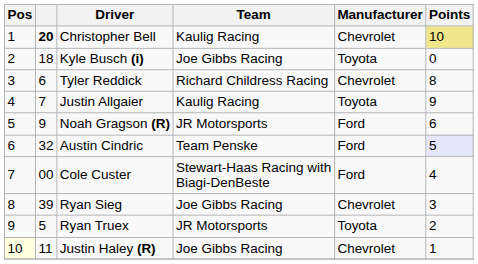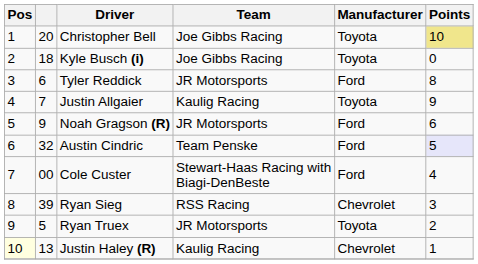(46, 36) bold -> (46, 36) normal
(218, 36) Kaulig Racing -> (229, 36) Joe Gibbs Racing
(366, 36) Chevrolet -> (357, 36) Toyota
(252, 80) Richard Childress Racing -> (222, 80) JR Motorsports
(366, 80) Chevrolet -> (351, 80) Ford
(229, 204) Joe Gibbs Racing -> (213, 204) RSS Racing
(46, 247) 11 -> (46, 247) 13
(229, 247) Joe Gibbs Racing -> (218, 247) Kaulig Racing
